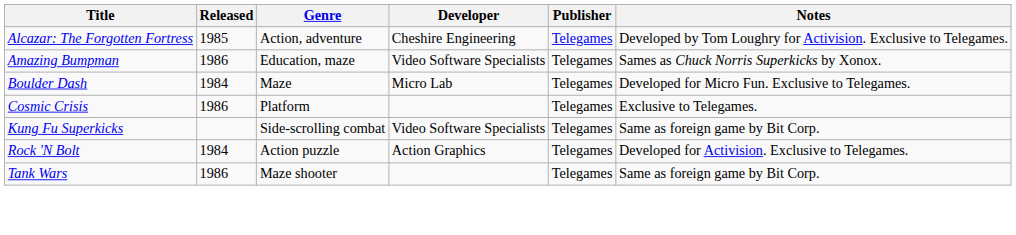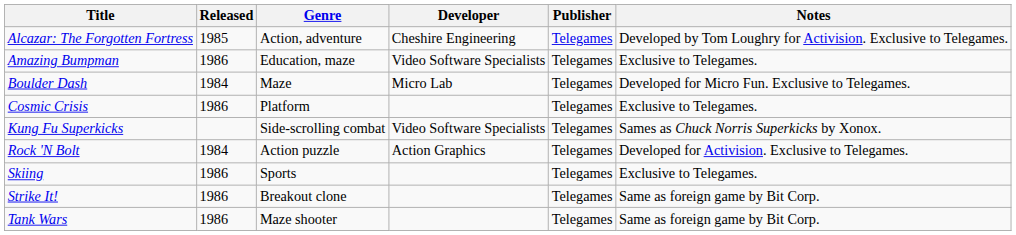(750, 60) Sames as Chuck Norris Superkicks by Xonox. -> (688, 60) Exclusive to Telegames.
(719, 128) Same as foreign game by Bit Corp. -> (750, 128) Sames as Chuck Norris Superkicks by Xonox.
+ row: (26, 173)
+ row: (33, 196)
